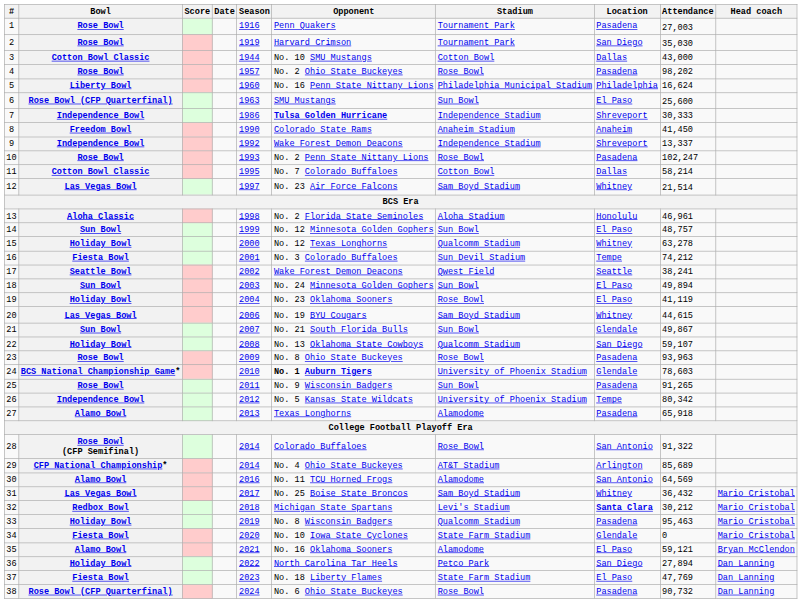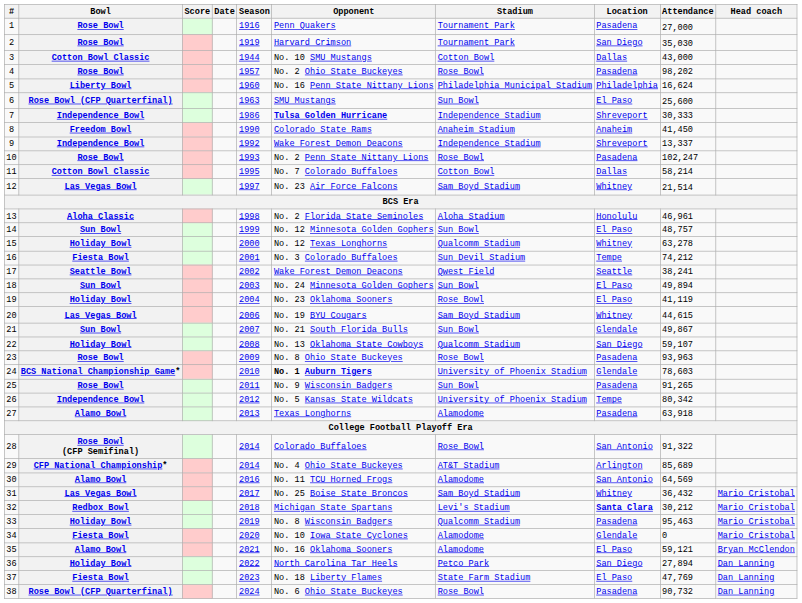(678, 28) 27,003 -> (678, 28) 27,000
(678, 414) 65,918 -> (678, 414) 63,918
(484, 536) State Farm Stadium -> (461, 536) Alamodome
